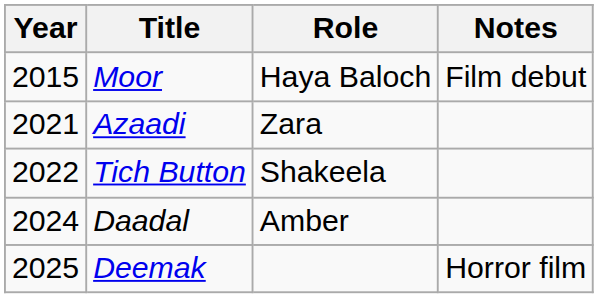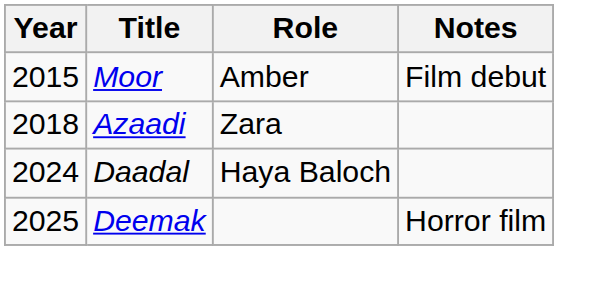(345, 76) Haya Baloch -> (264, 76) Amber
(46, 124) 2021 -> (46, 124) 2018
- row: (169, 172)
(304, 220) Amber -> (305, 172) Haya Baloch
